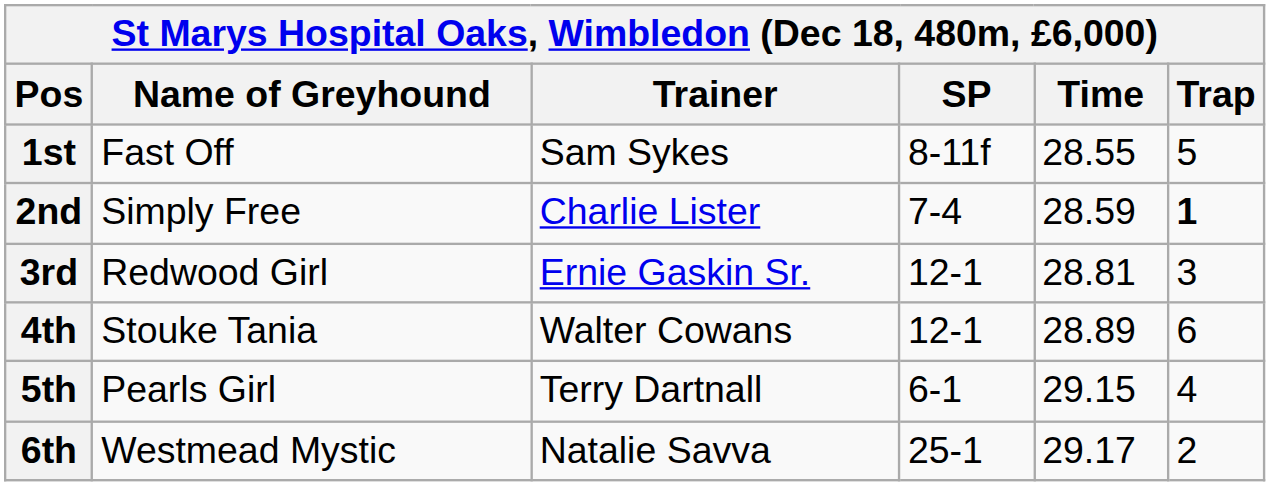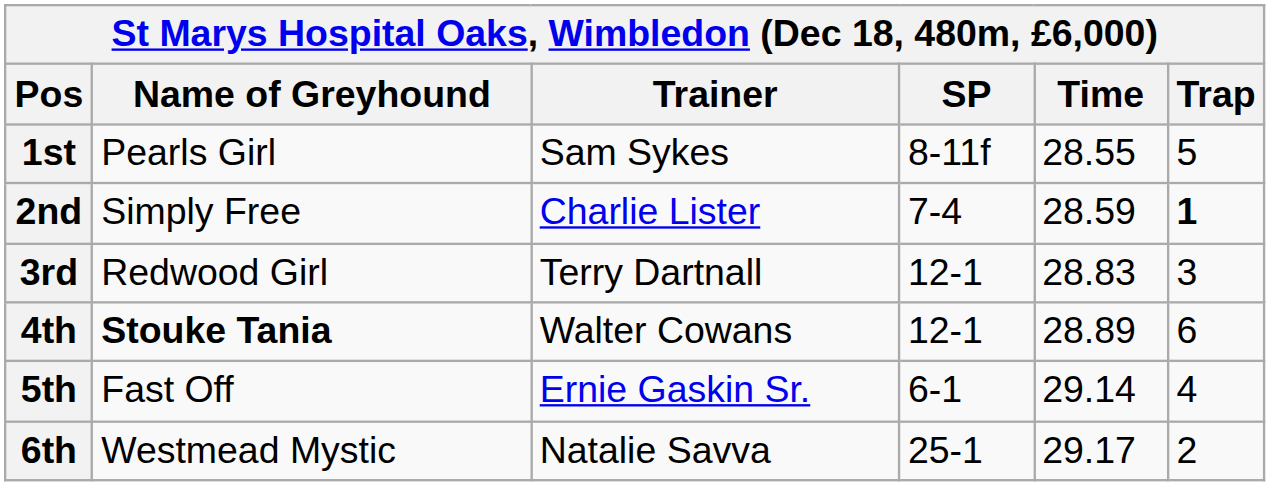(167, 152) Fast Off -> (189, 152) Pearls Girl
(675, 271) Ernie Gaskin Sr. -> (651, 271) Terry Dartnall
(1089, 271) 28.81 -> (1089, 271) 28.83
(209, 331) normal -> (216, 331) bold
(189, 390) Pearls Girl -> (167, 390) Fast Off
(651, 390) Terry Dartnall -> (675, 390) Ernie Gaskin Sr.
(1089, 390) 29.15 -> (1089, 390) 29.14
